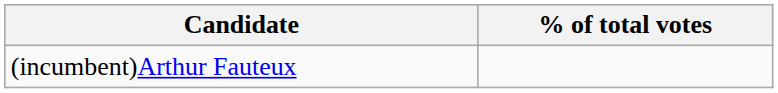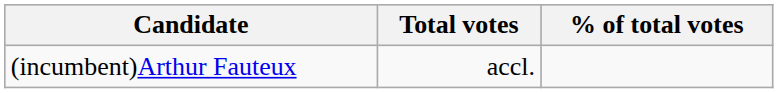+ column: (459, 25)
